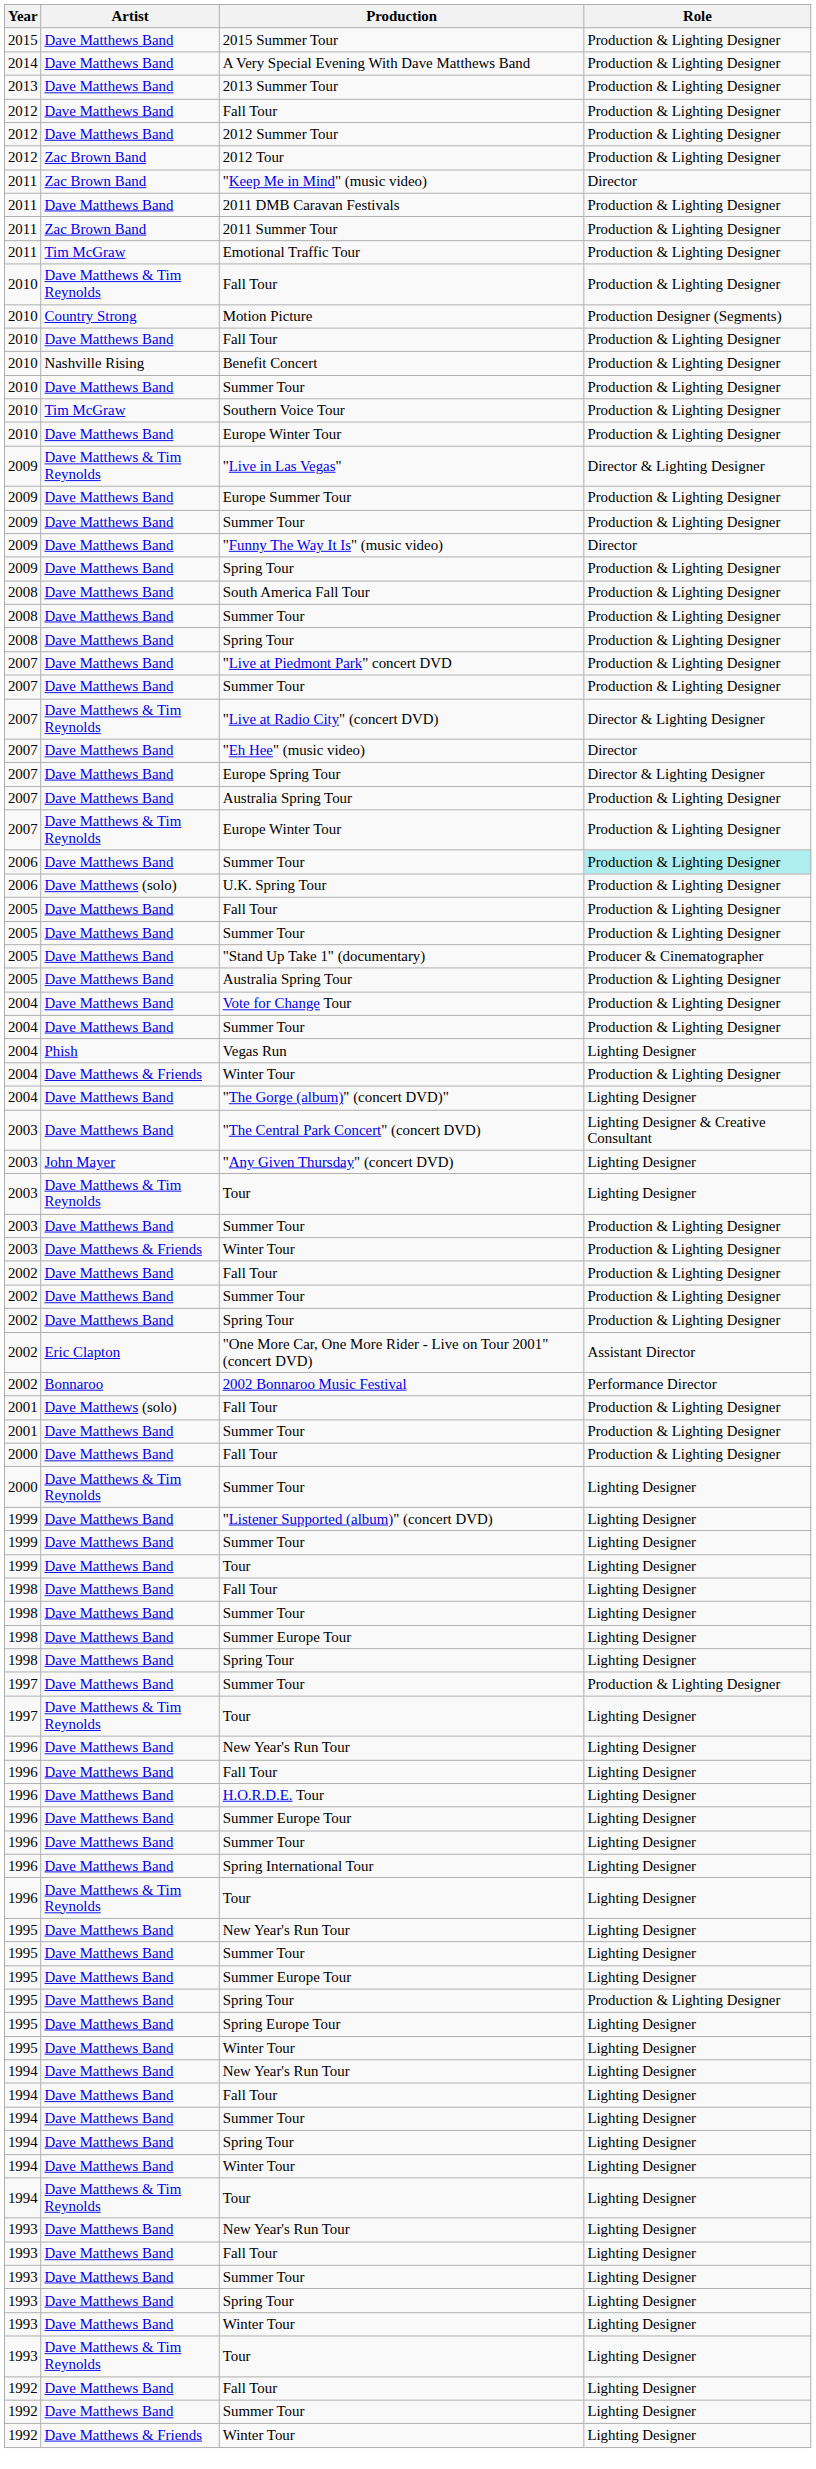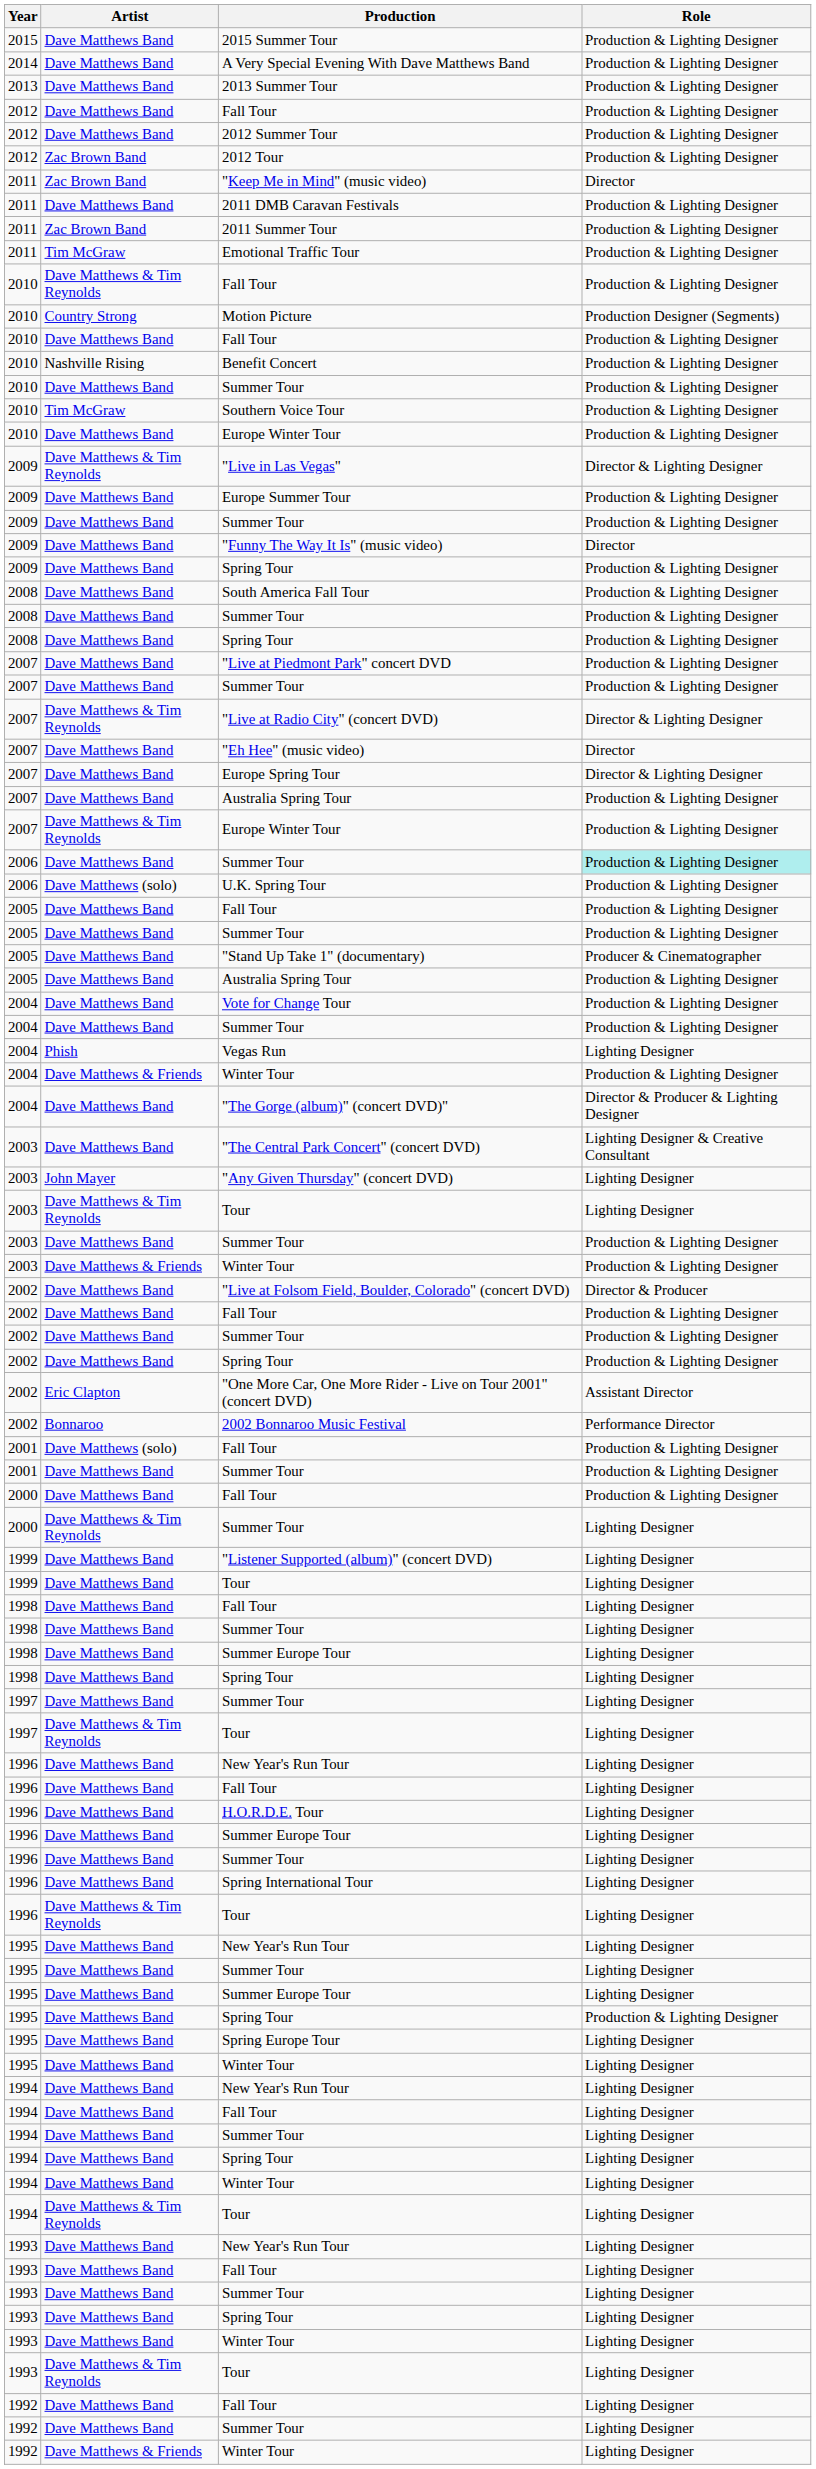(642, 1098) Lighting Designer -> (681, 1106) Director & Producer & Lighting Designer
+ row: (23, 1289)
- row: (23, 1542)
(684, 1684) Production & Lighting Designer -> (639, 1700) Lighting Designer
